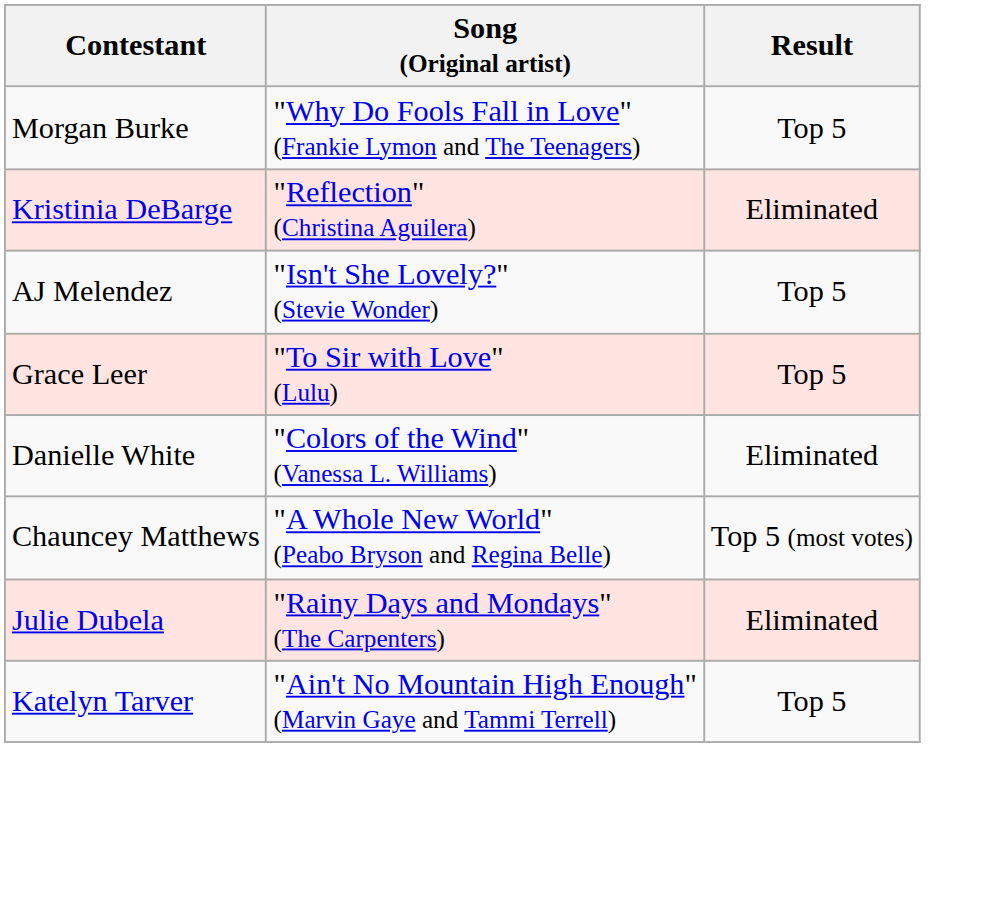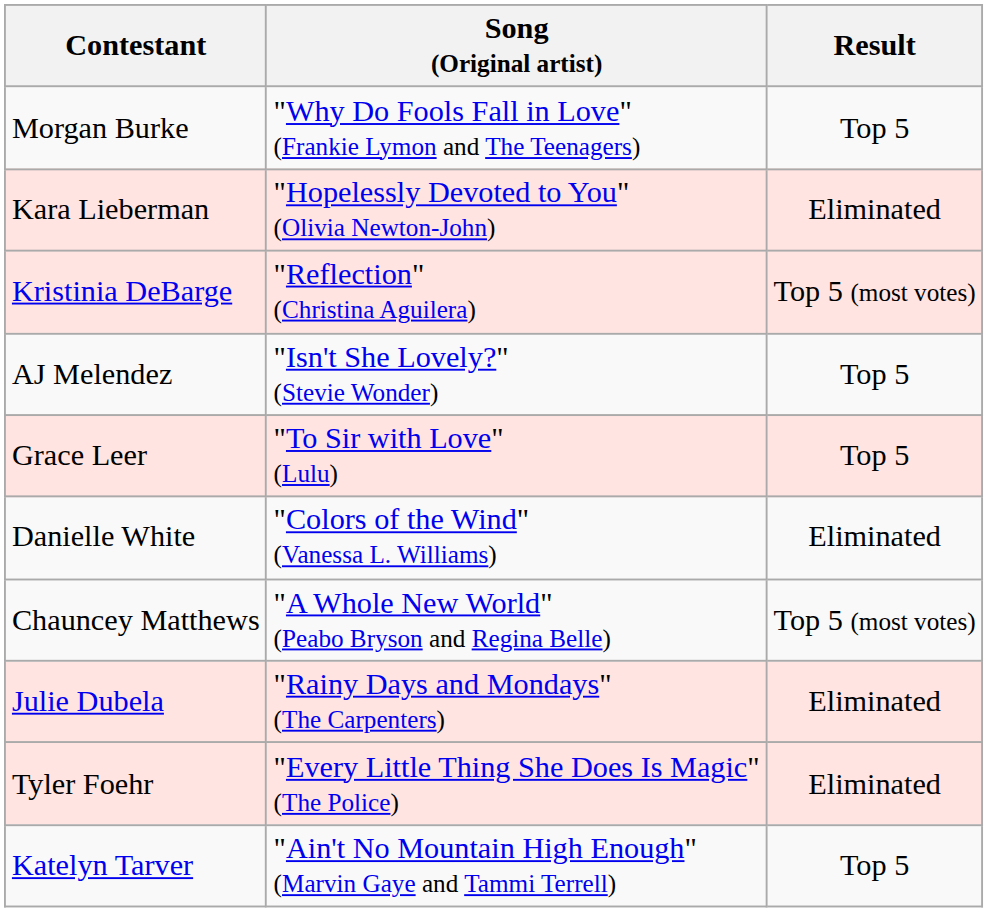+ row: (111, 209)
(812, 209) Eliminated -> (875, 291) Top 5 (most votes)
+ row: (83, 783)
